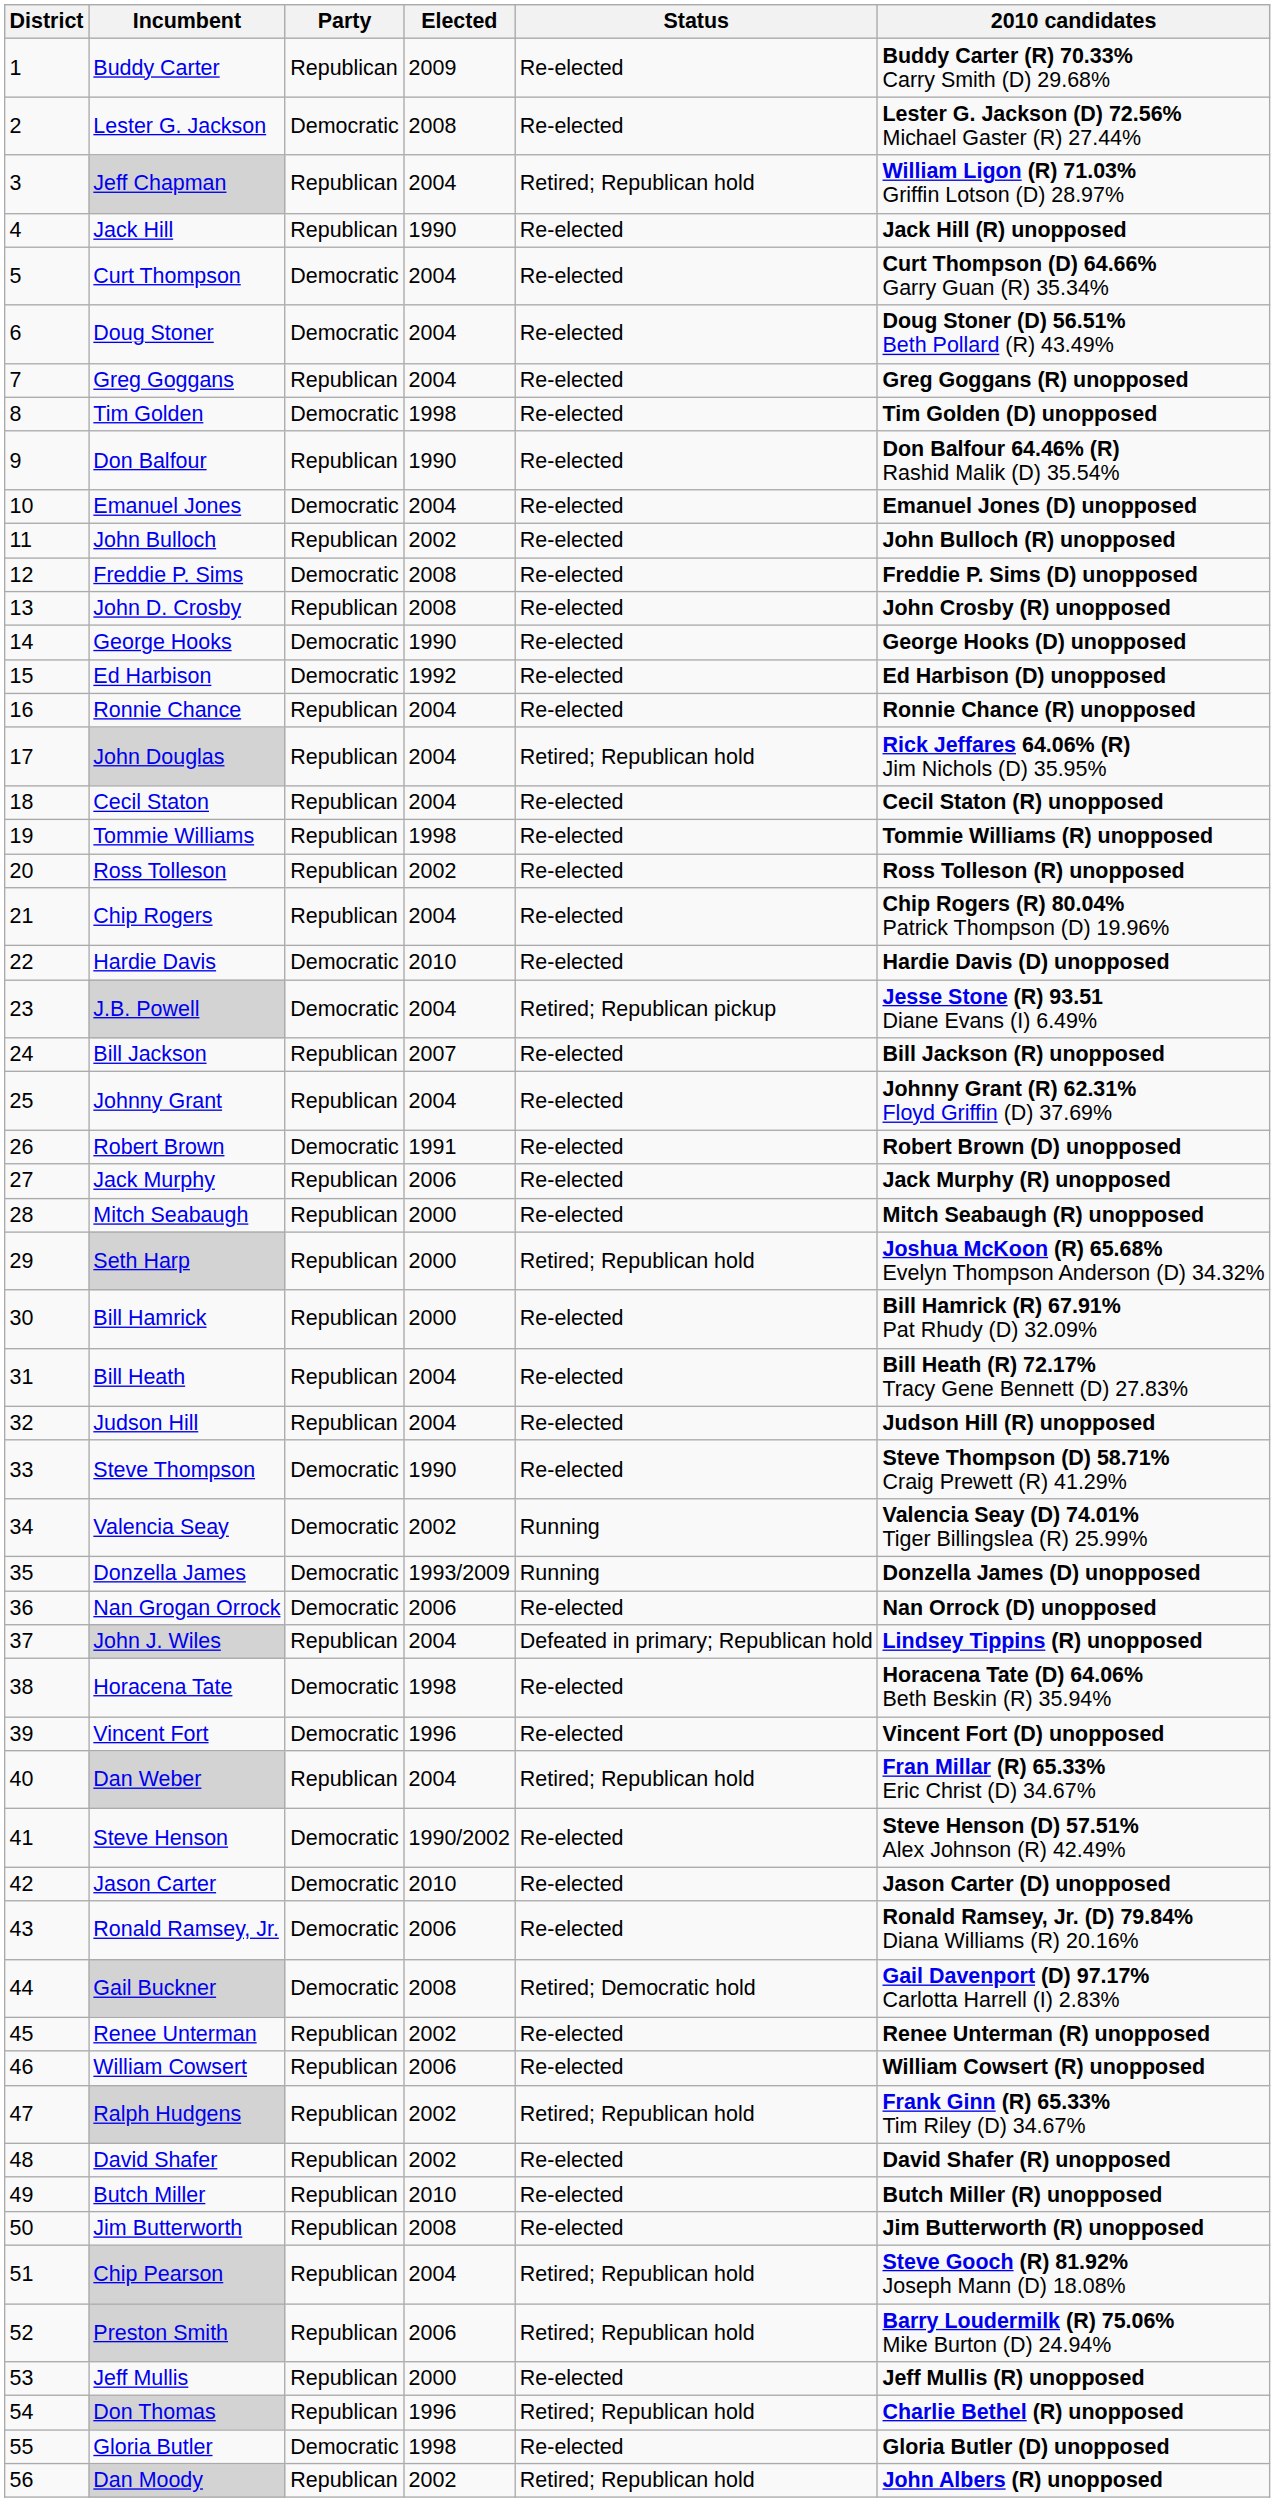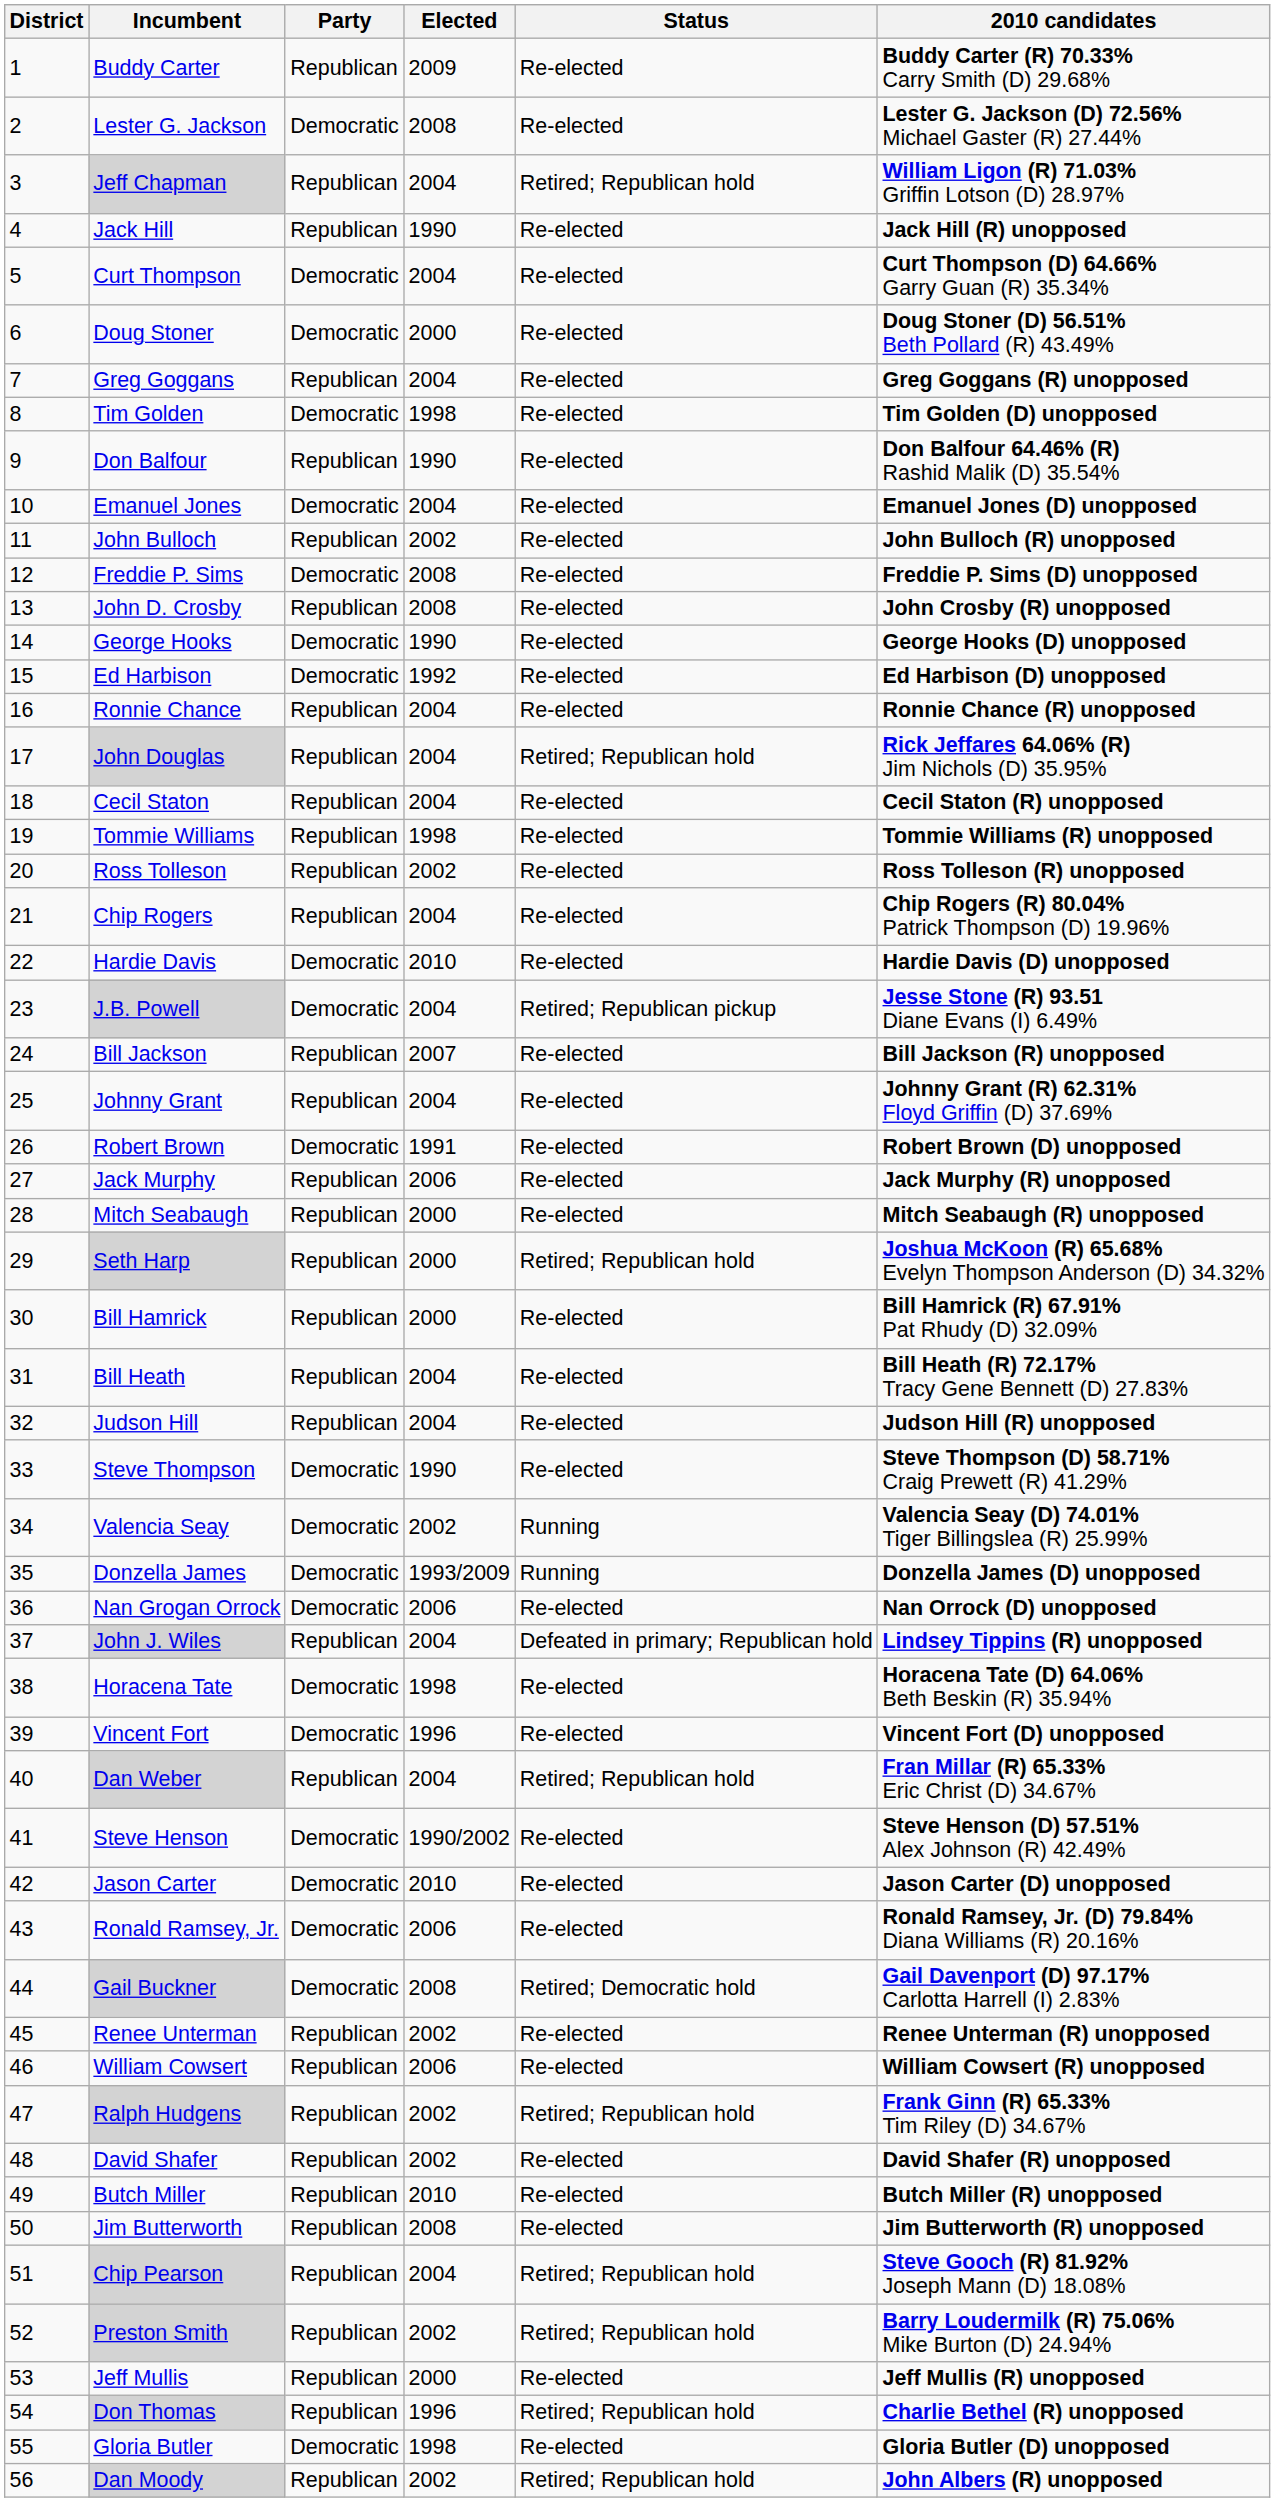(432, 334) 2004 -> (432, 334) 2000
(432, 2332) 2006 -> (432, 2332) 2002
